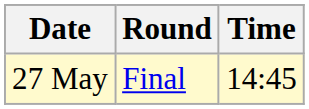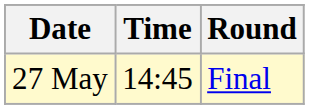columns swapped: (262, 29) <-> (167, 29)
